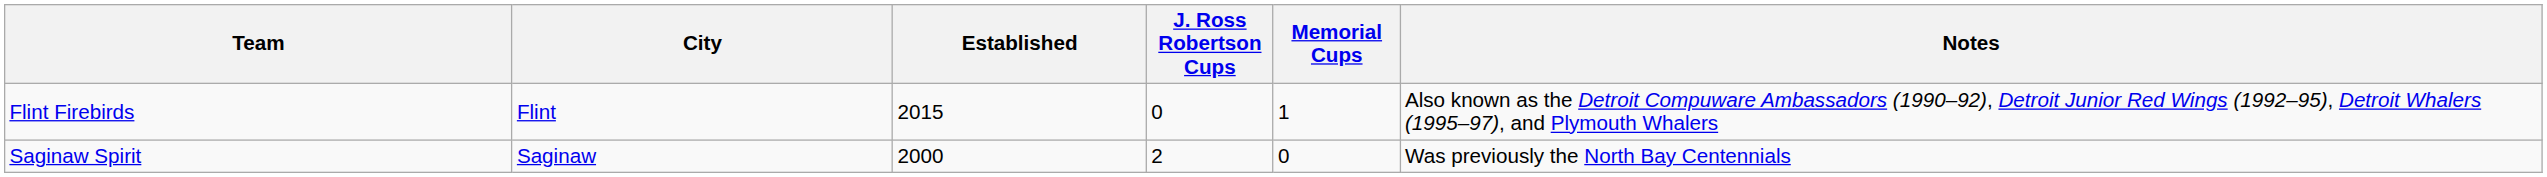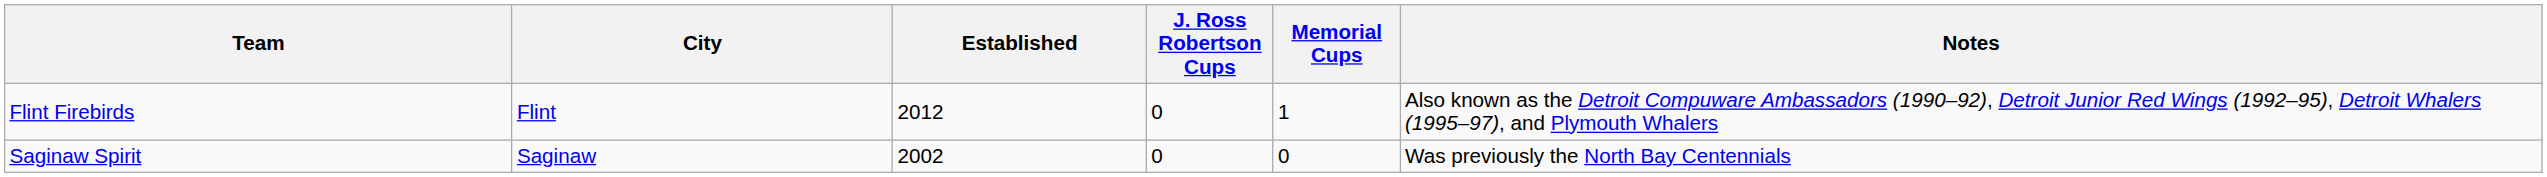(920, 111) 2015 -> (920, 111) 2012
(920, 155) 2000 -> (920, 155) 2002
(1157, 155) 2 -> (1157, 155) 0
